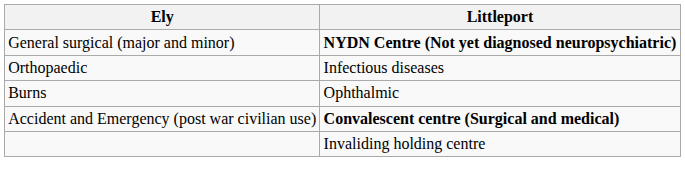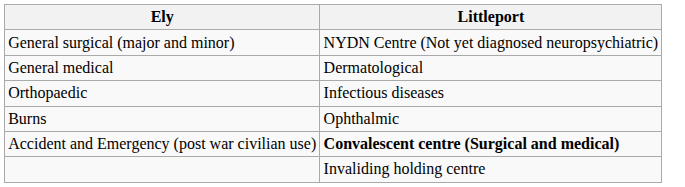(500, 42) bold -> (491, 42) normal
+ row: (61, 67)
